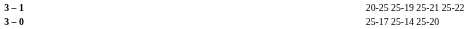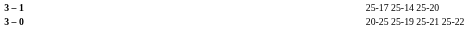(415, 8) 20-25 25-19 25-21 25-22 -> (403, 8) 25-17 25-14 25-20
(403, 21) 25-17 25-14 25-20 -> (415, 21) 20-25 25-19 25-21 25-22
